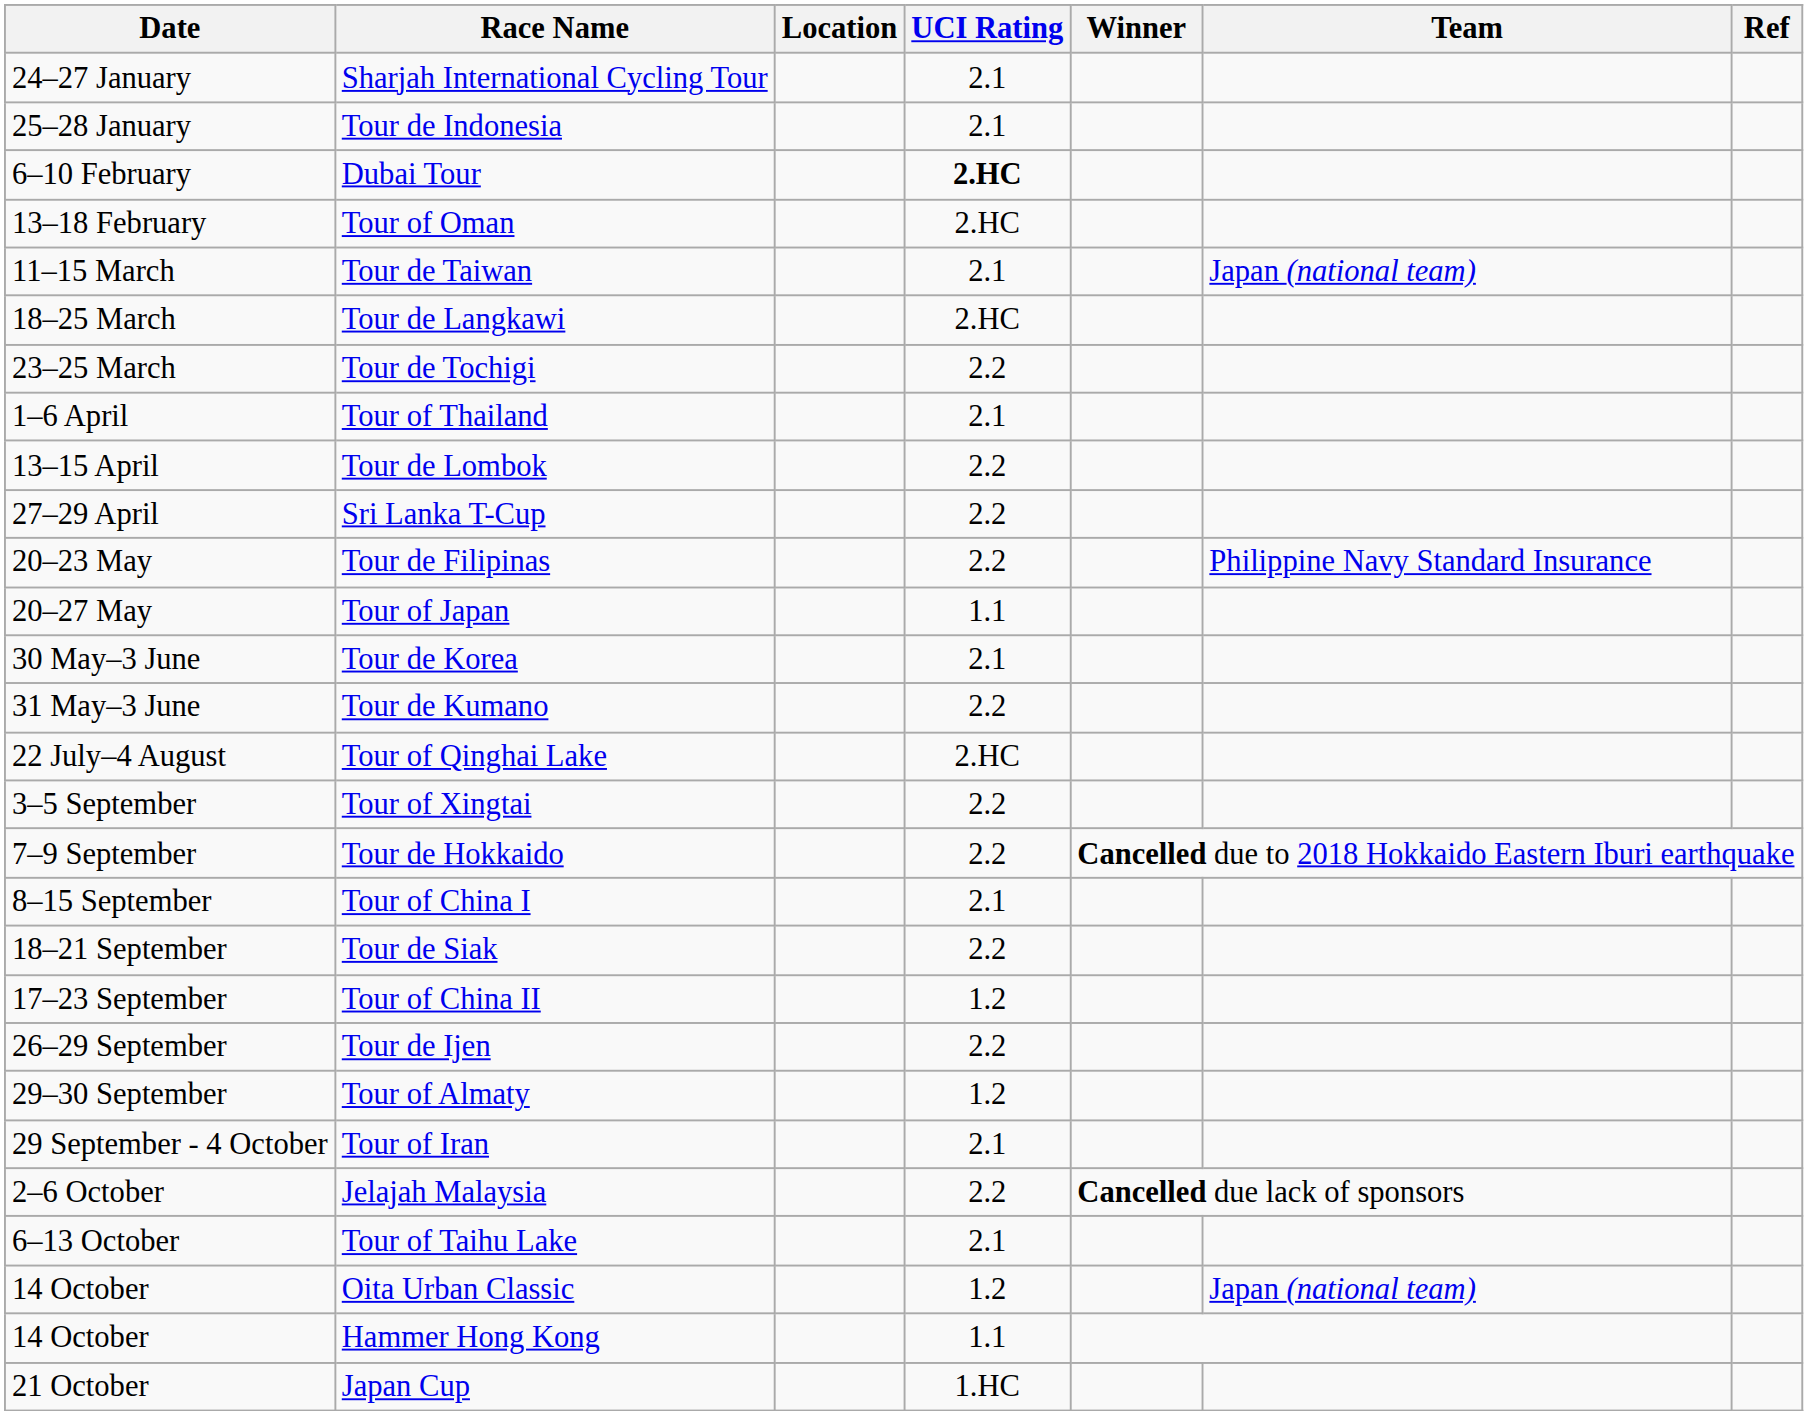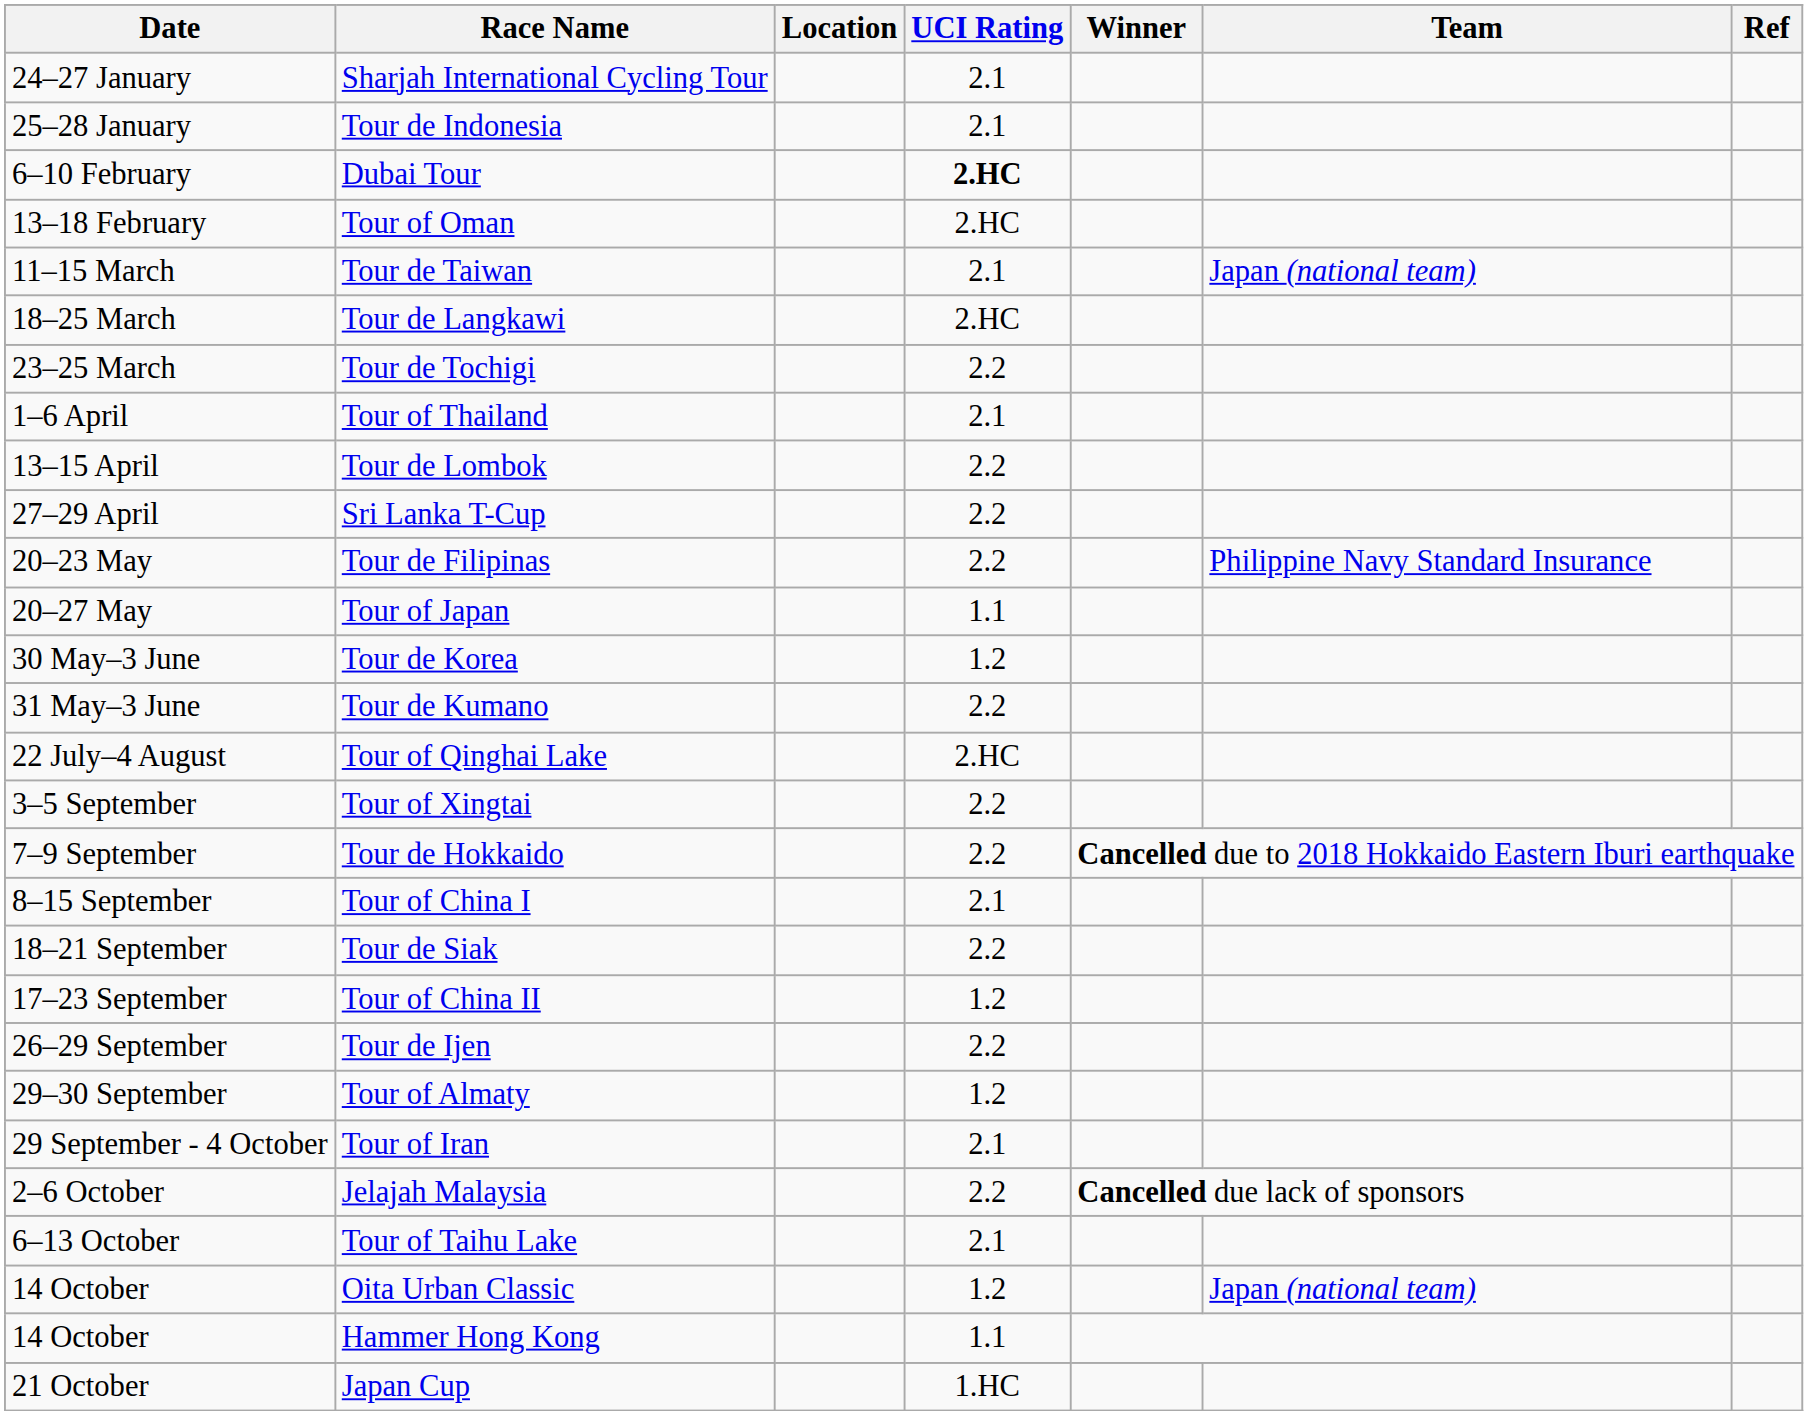(987, 658) 2.1 -> (987, 658) 1.2
